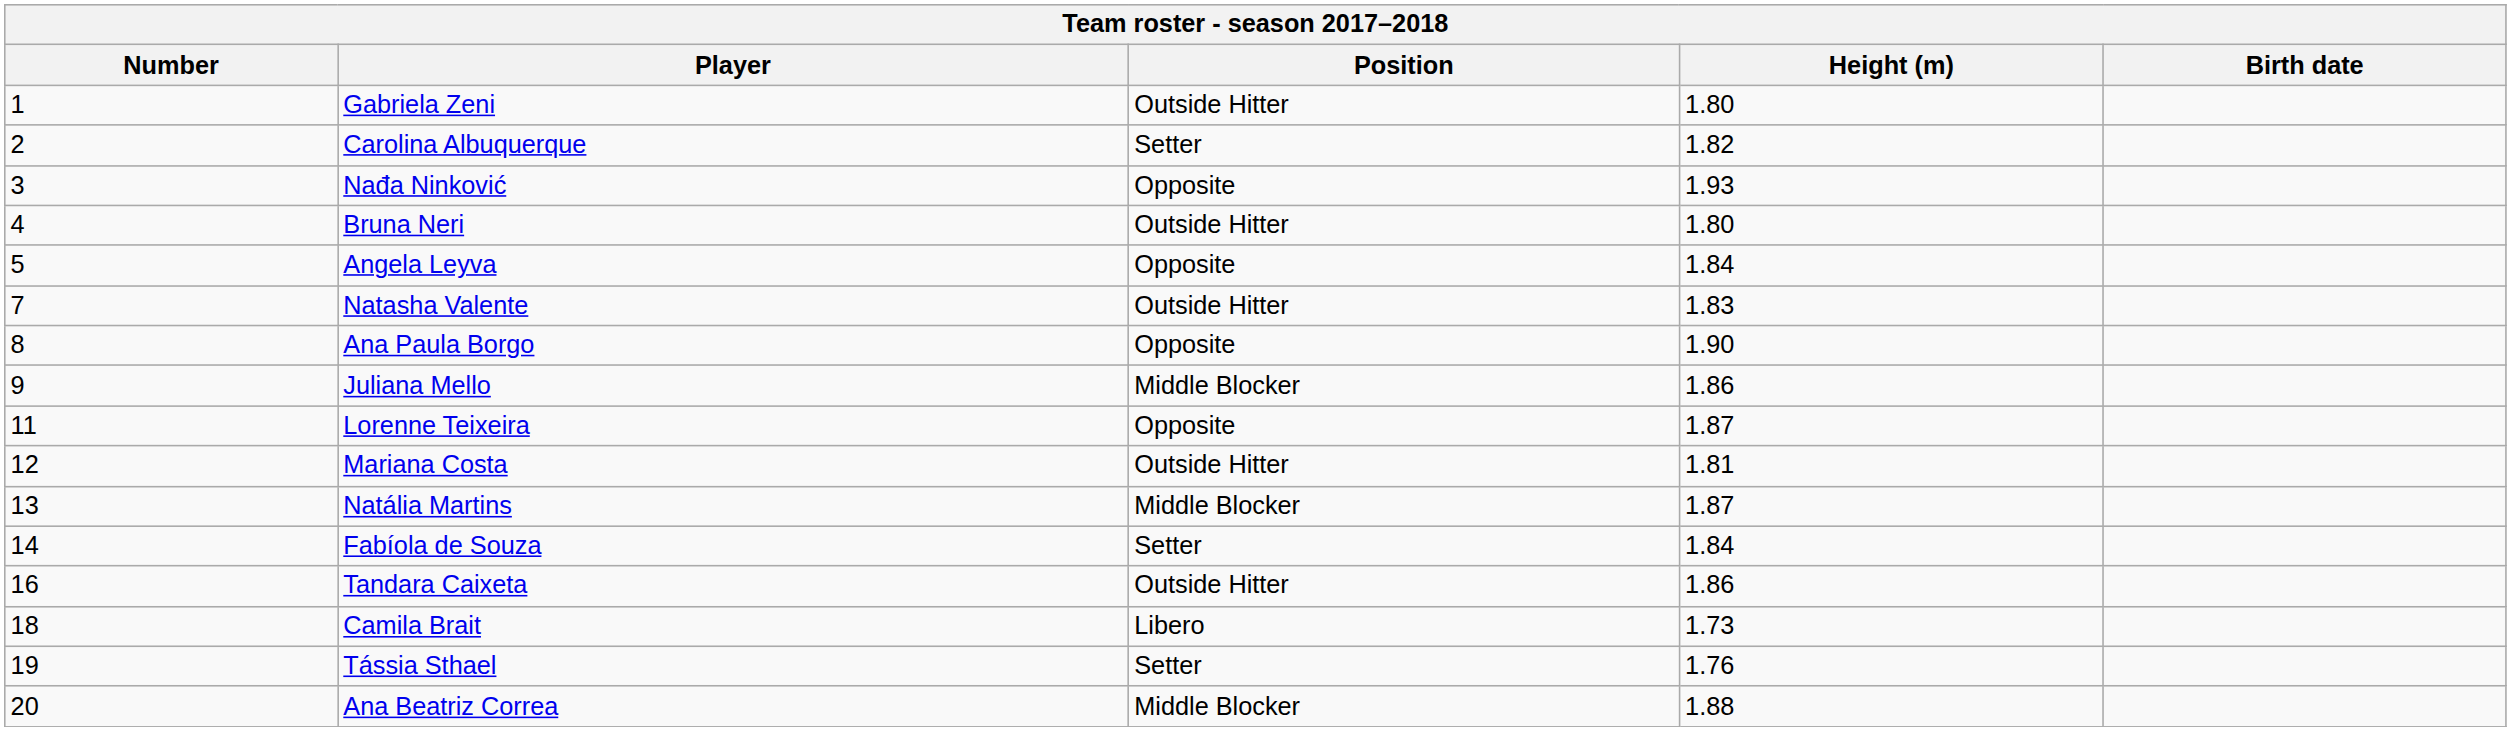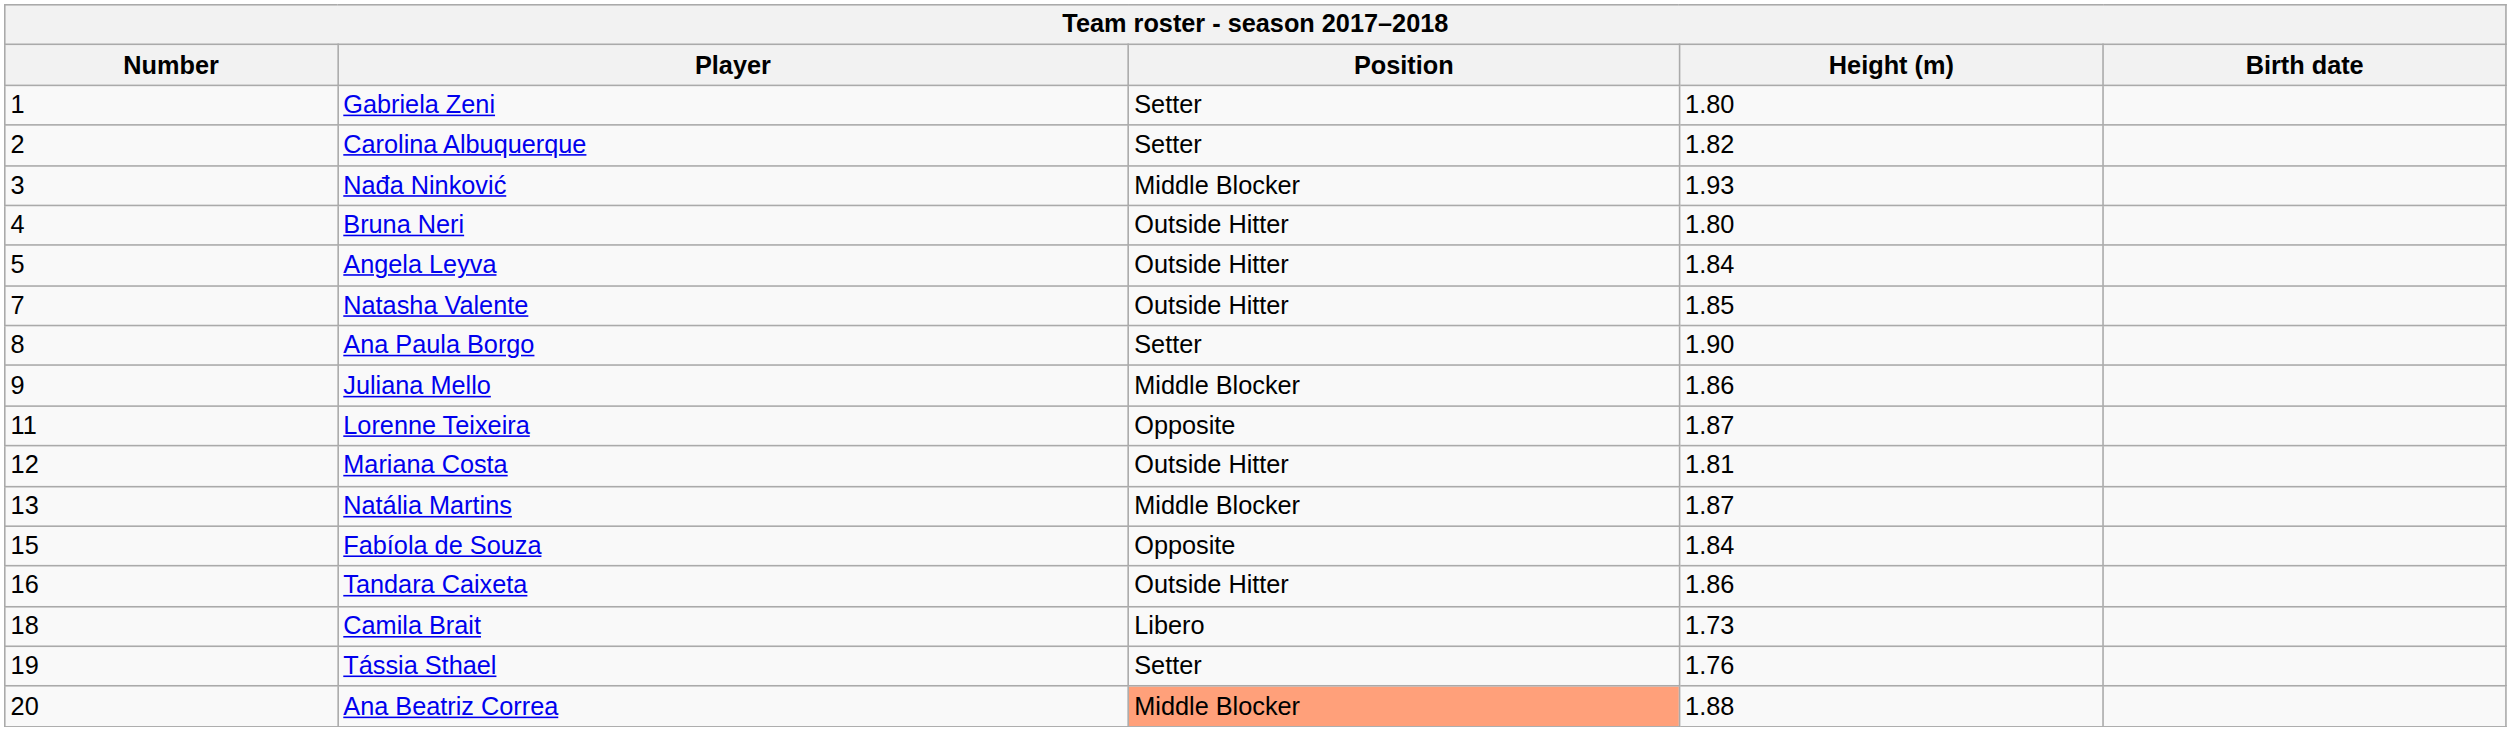(1212, 104) Outside Hitter -> (1168, 104) Setter
(1185, 184) Opposite -> (1217, 184) Middle Blocker
(1185, 265) Opposite -> (1212, 265) Outside Hitter
(1710, 305) 1.83 -> (1710, 305) 1.85
(1185, 345) Opposite -> (1168, 345) Setter
(25, 545) 14 -> (25, 545) 15
(1168, 545) Setter -> (1185, 545) Opposite
(1217, 706) no background -> (1217, 706) lightsalmon background
